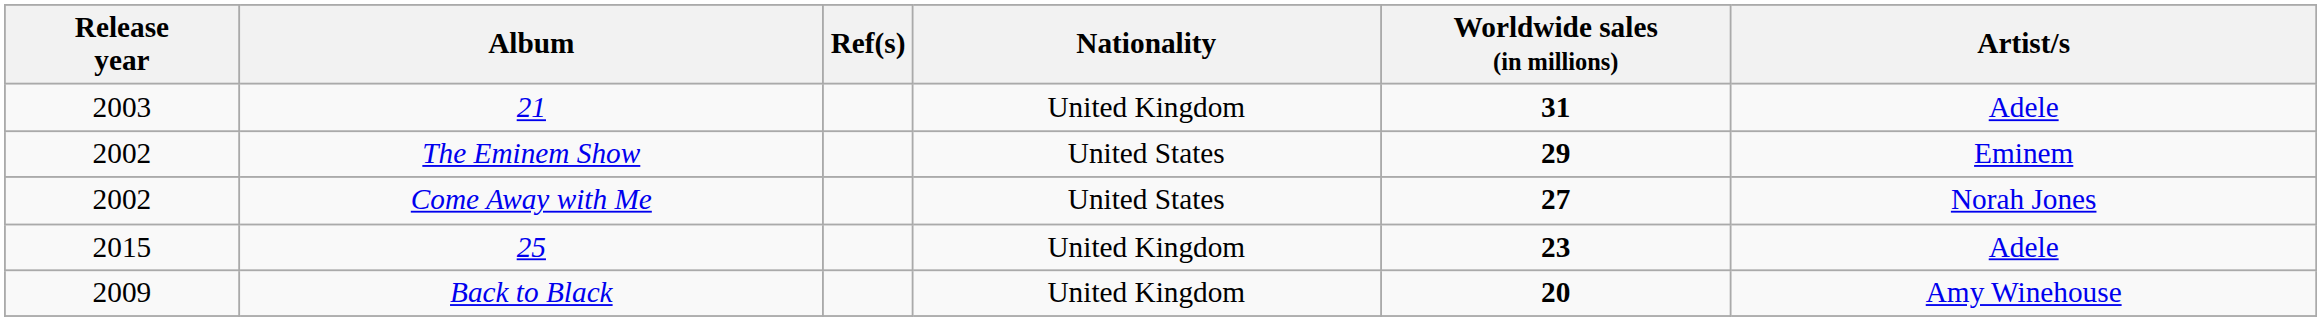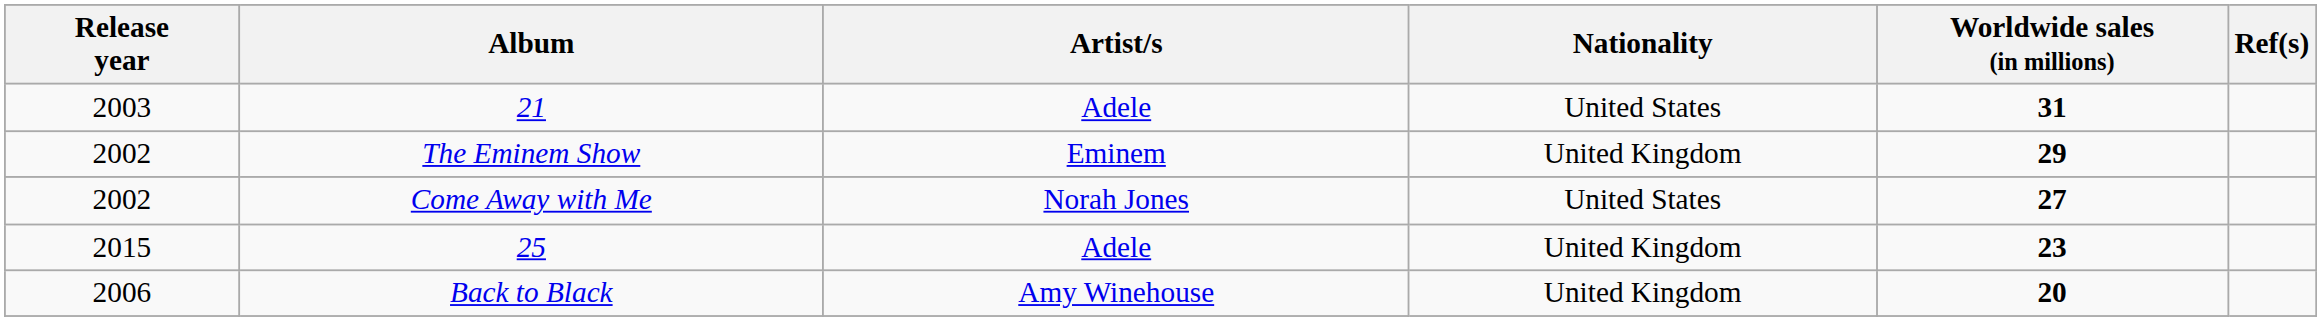columns swapped: (2024, 44) <-> (868, 44)
(1146, 107) United Kingdom -> (1643, 107) United States
(1146, 153) United States -> (1643, 153) United Kingdom
(122, 292) 2009 -> (122, 292) 2006
